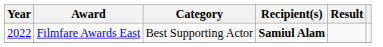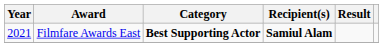(19, 33) 2022 -> (19, 33) 2021
(199, 33) normal -> (203, 33) bold
